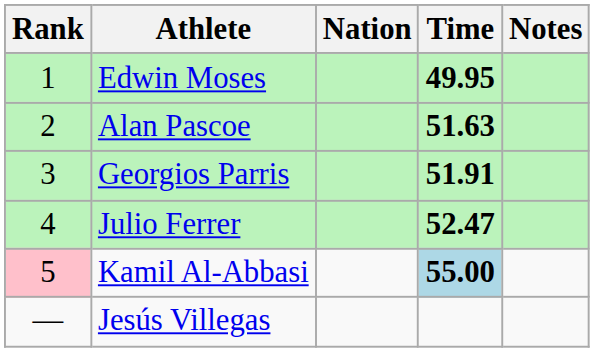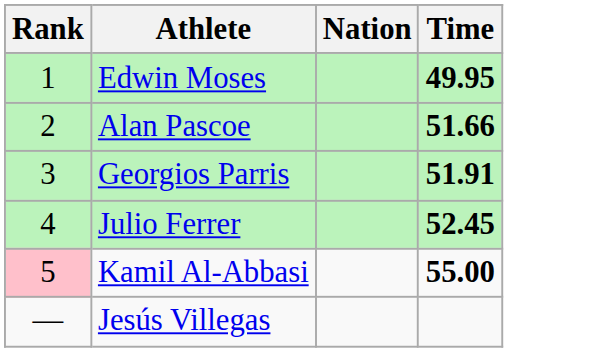- column: (546, 28)
(460, 126) 51.63 -> (460, 126) 51.66
(460, 223) 52.47 -> (460, 223) 52.45
(460, 272) lightblue background -> (460, 272) no background
